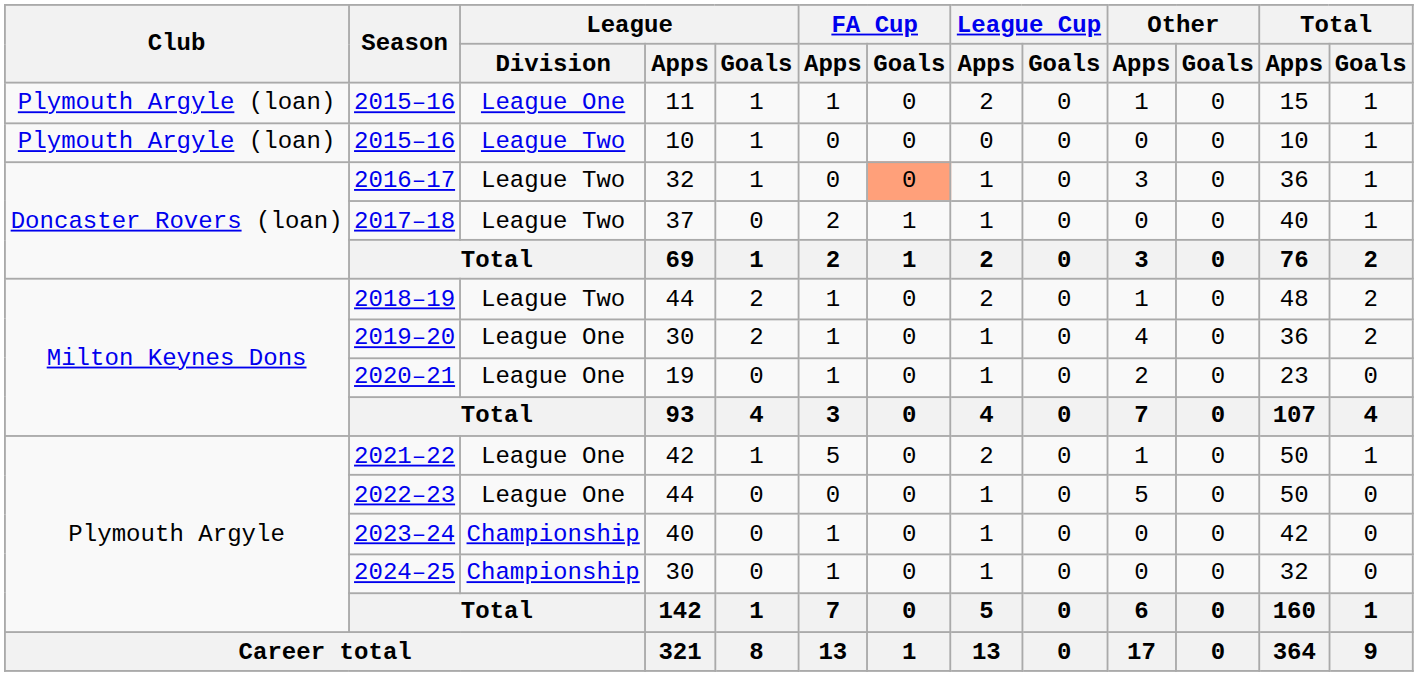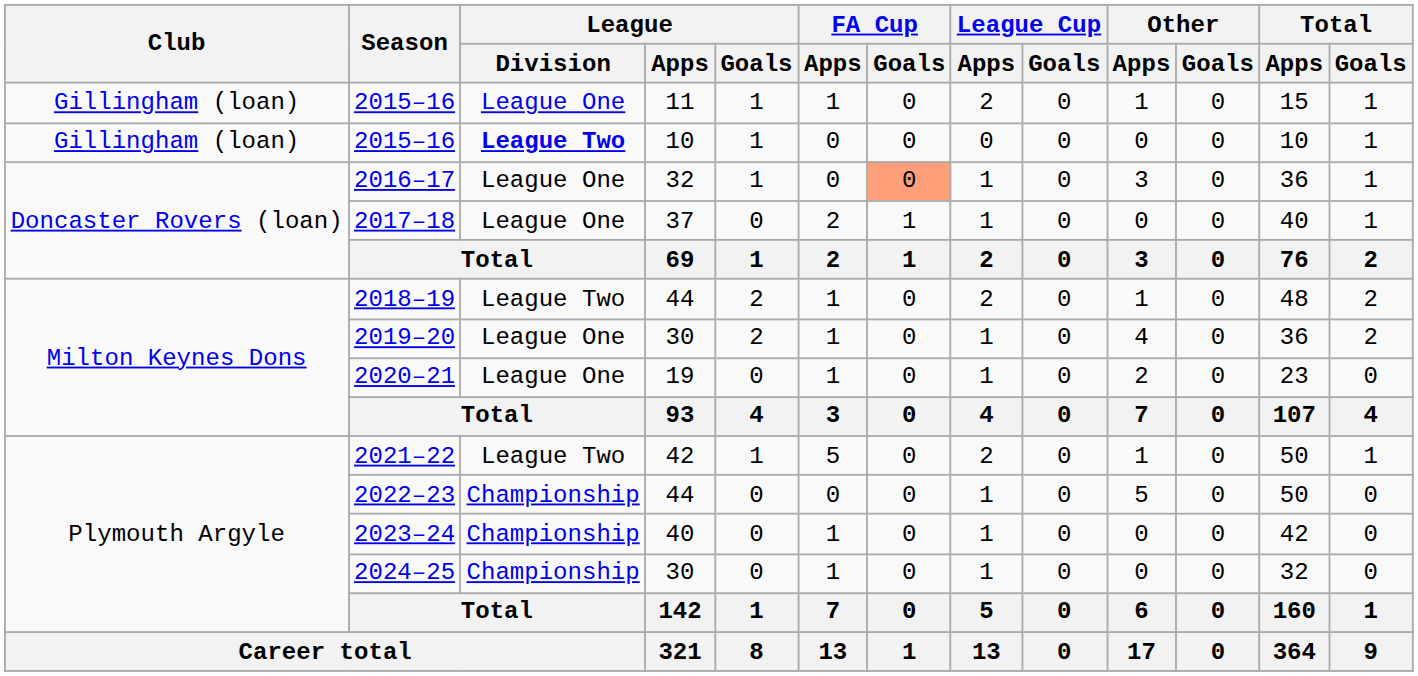(177, 103) Plymouth Argyle (loan) -> (177, 103) Gillingham (loan)
(177, 142) Plymouth Argyle (loan) -> (177, 142) Gillingham (loan)
(553, 142) normal -> (553, 142) bold
(553, 181) League Two -> (553, 181) League One
(553, 221) League Two -> (553, 221) League One
(553, 456) League One -> (553, 456) League Two
(553, 495) League One -> (553, 495) Championship
